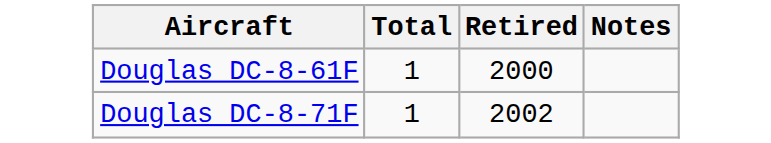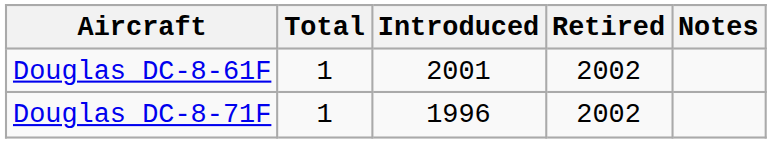+ column: (459, 27)
(521, 71) 2000 -> (609, 71) 2002
